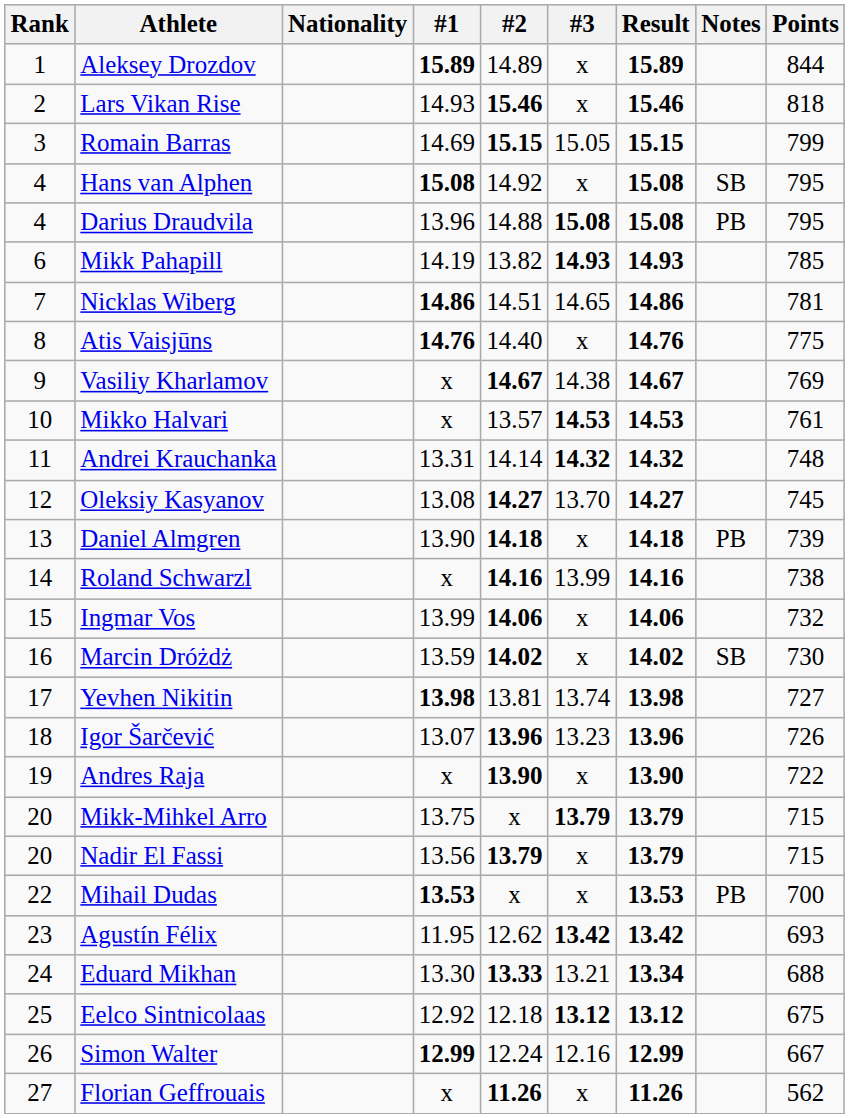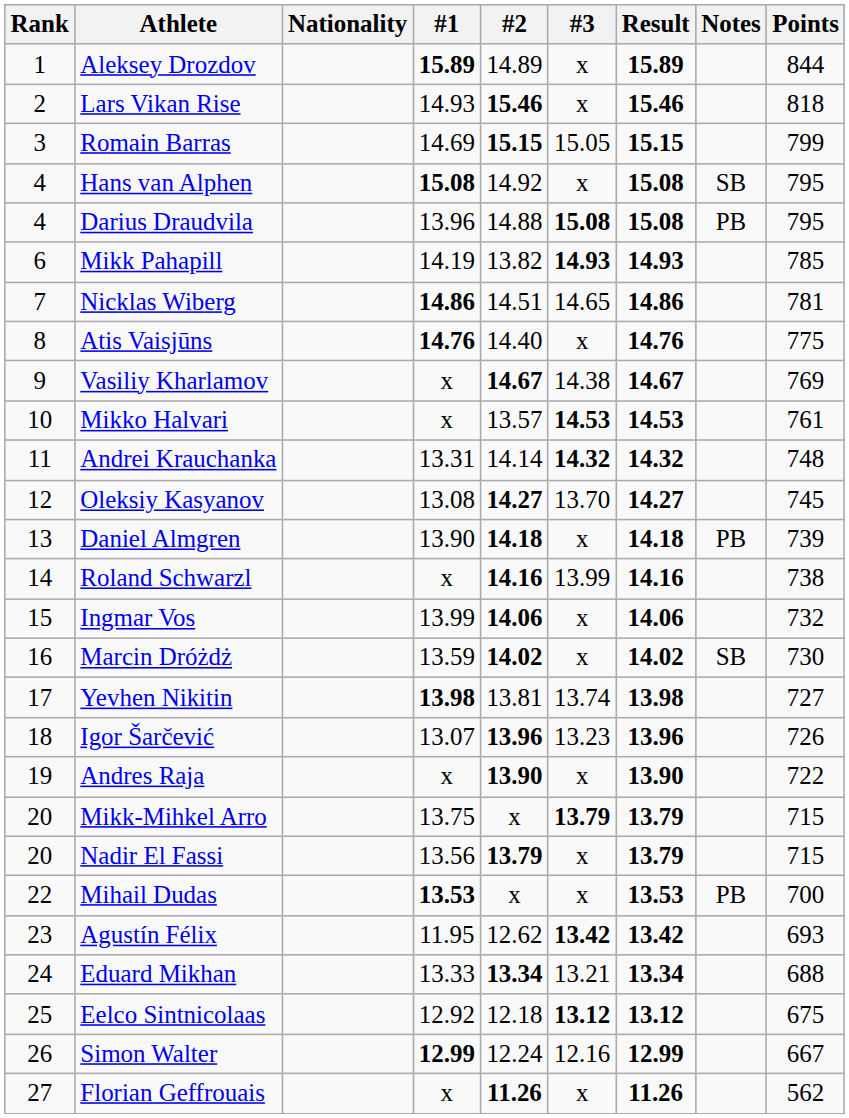(447, 974) 13.30 -> (447, 974) 13.33
(514, 974) 13.33 -> (514, 974) 13.34
